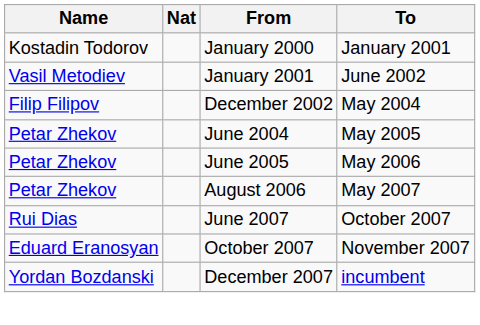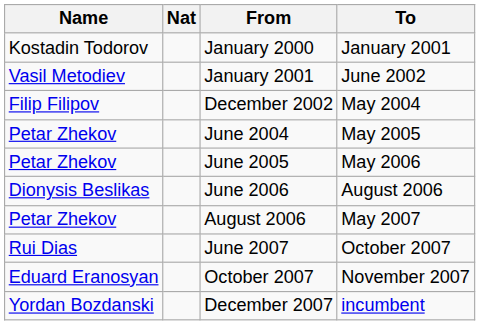+ row: (247, 190)
